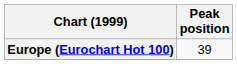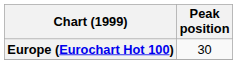(205, 49) 39 -> (205, 49) 30
